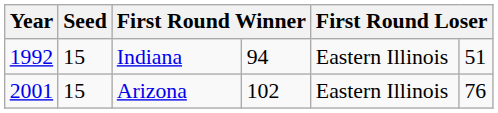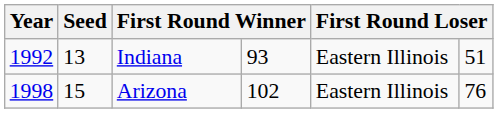(74, 56) 15 -> (74, 56) 13
(258, 56) 94 -> (258, 56) 93
(31, 90) 2001 -> (31, 90) 1998
